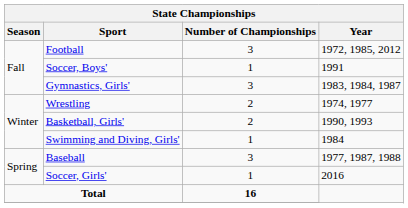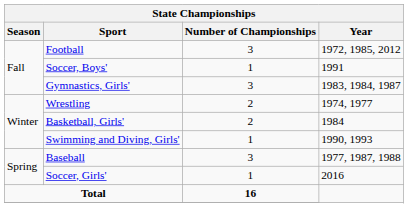(347, 121) 1990, 1993 -> (333, 121) 1984
(333, 139) 1984 -> (347, 139) 1990, 1993
